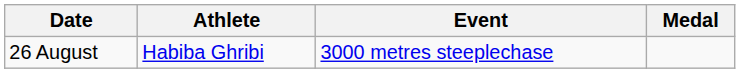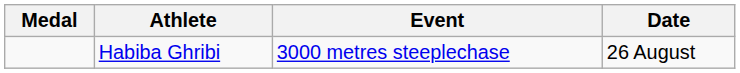columns swapped: (691, 21) <-> (71, 21)
